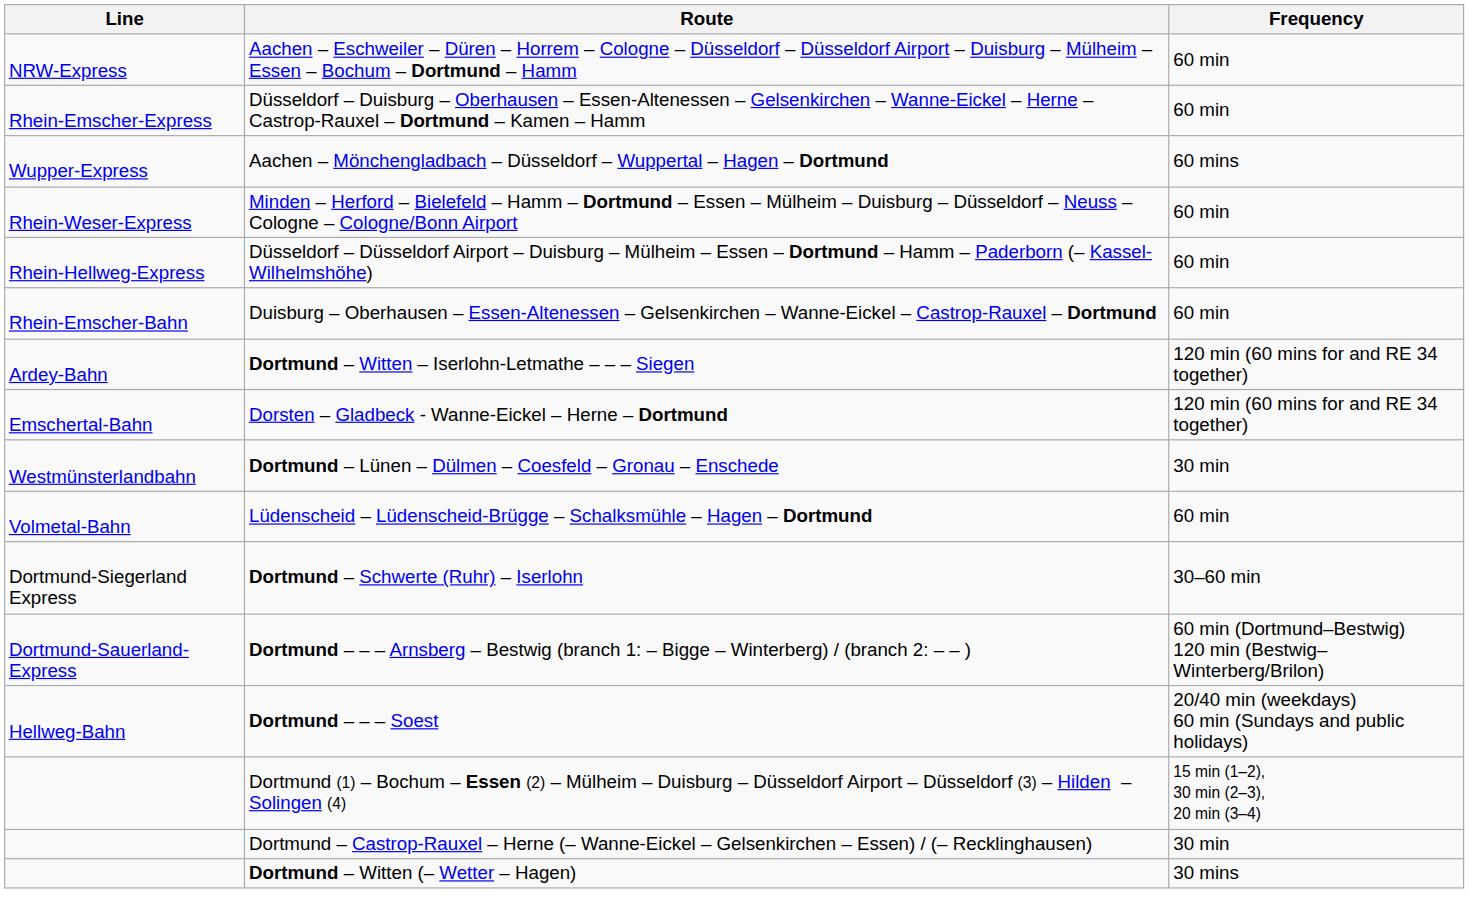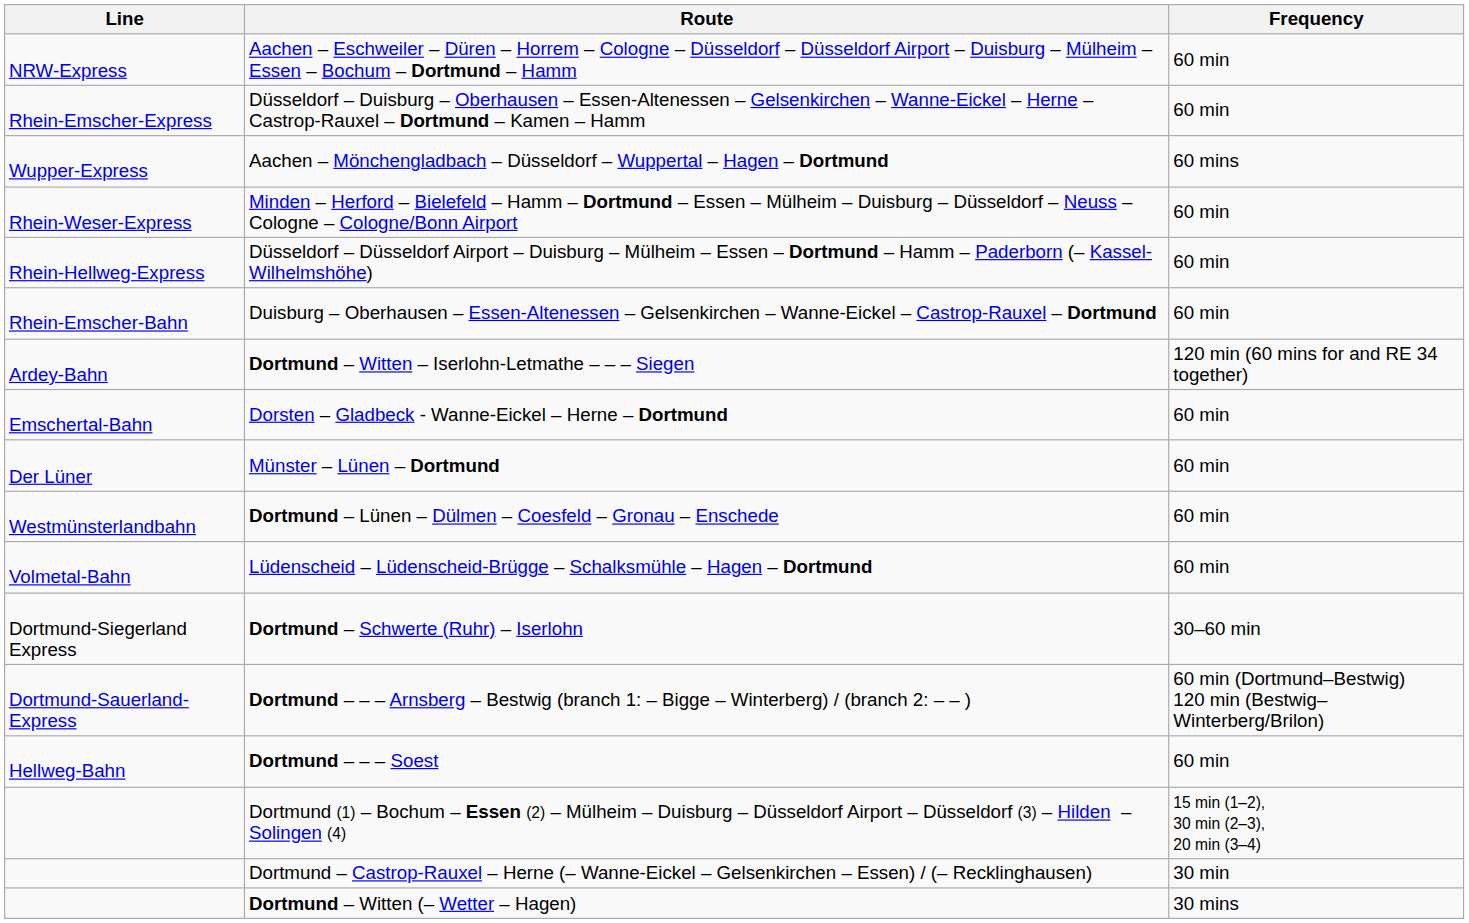(1305, 414) 120 min (60 mins for and RE 34 together) -> (1201, 414) 60 min
+ row: (374, 465)
(1201, 465) 30 min -> (1201, 516) 60 min
(1289, 721) 20/40 min (weekdays) 60 min (Sundays and public holidays) -> (1201, 761) 60 min
